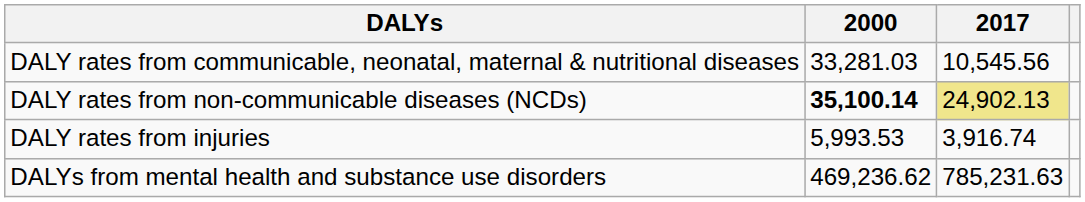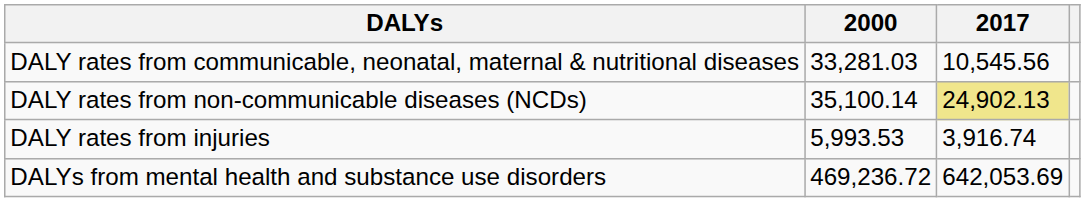(864, 100) bold -> (864, 100) normal
(871, 176) 469,236.62 -> (871, 176) 469,236.72
(1003, 176) 785,231.63 -> (1003, 176) 642,053.69
